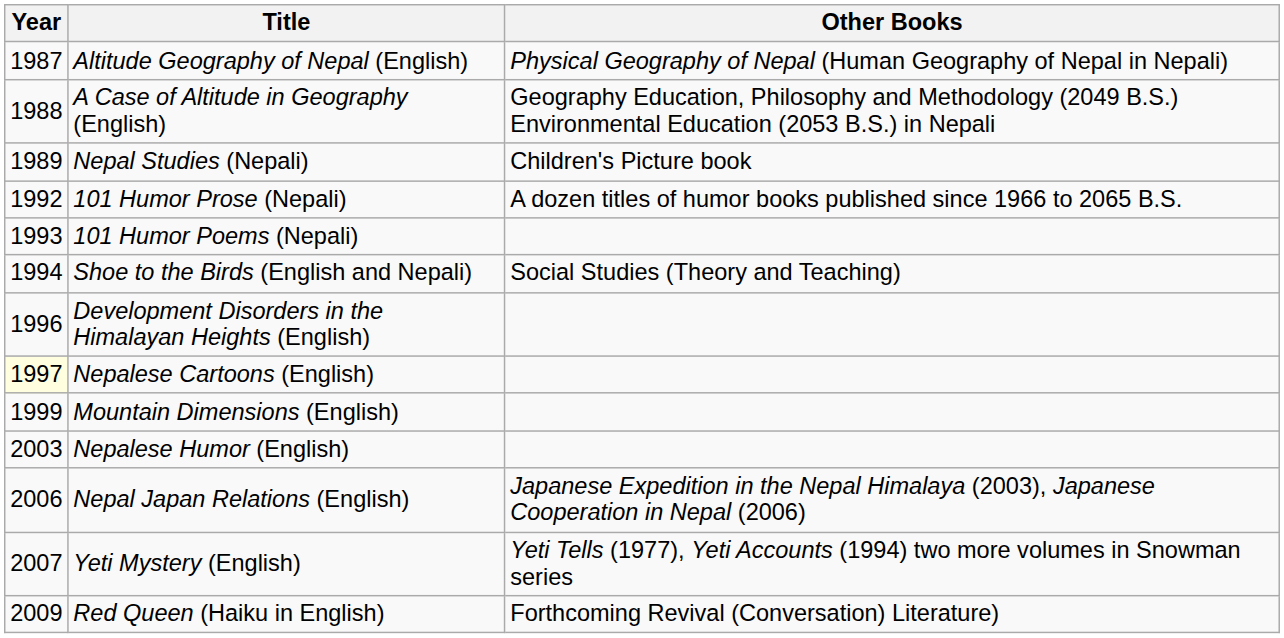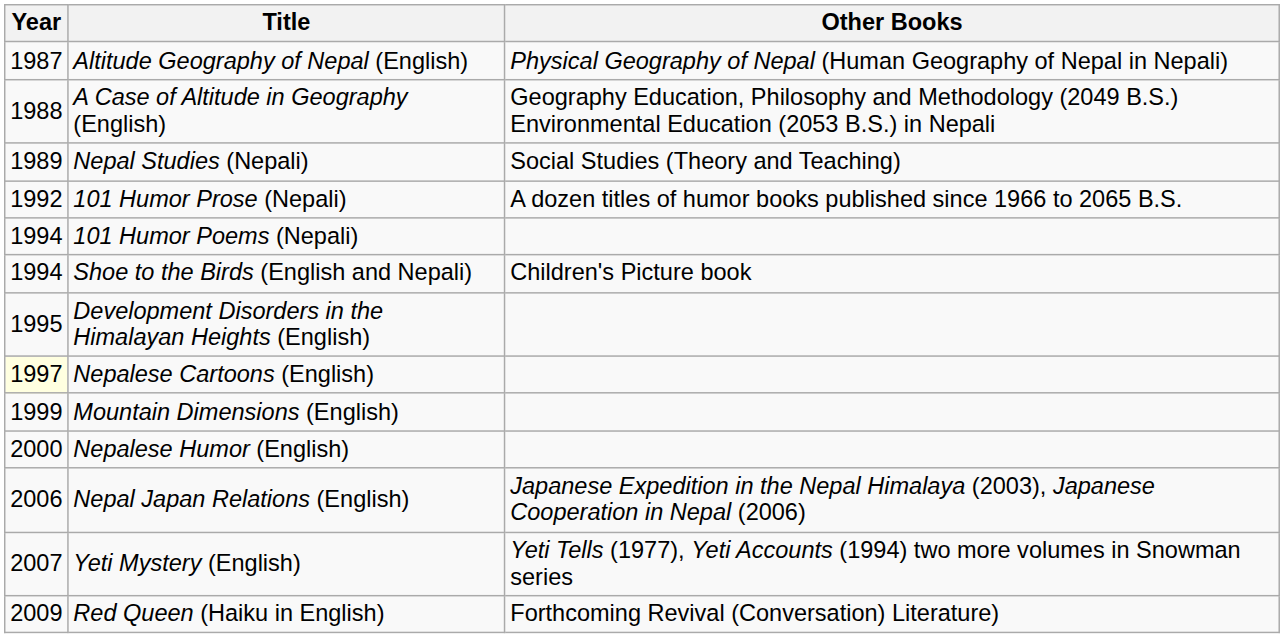(631, 161) Children's Picture book -> (706, 161) Social Studies (Theory and Teaching)
(36, 236) 1993 -> (36, 236) 1994
(706, 273) Social Studies (Theory and Teaching) -> (631, 273) Children's Picture book
(36, 323) 1996 -> (36, 323) 1995
(36, 449) 2003 -> (36, 449) 2000
